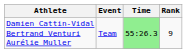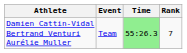(171, 33) 9 -> (171, 33) 7
